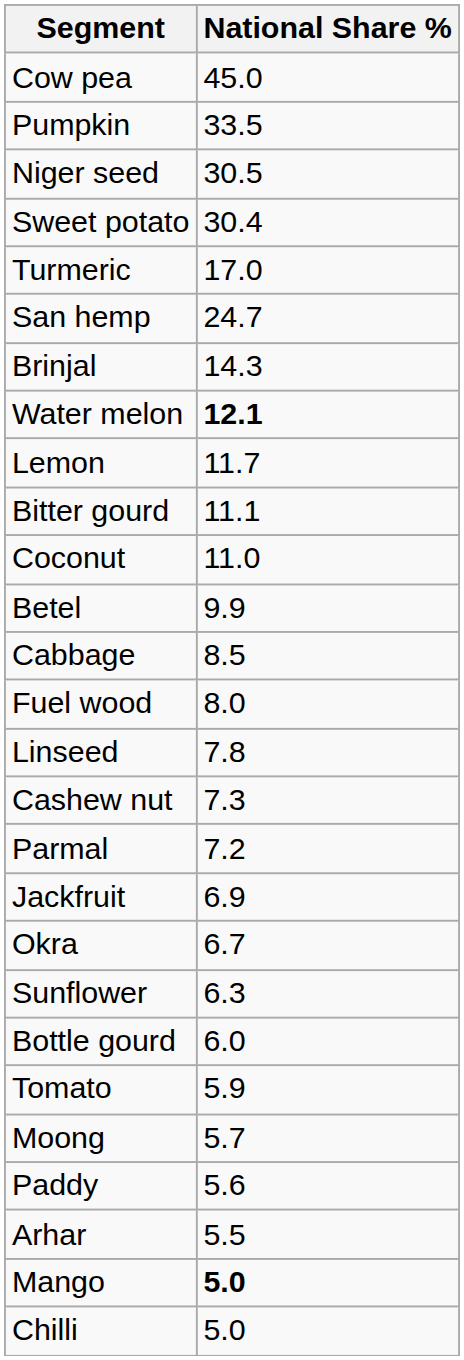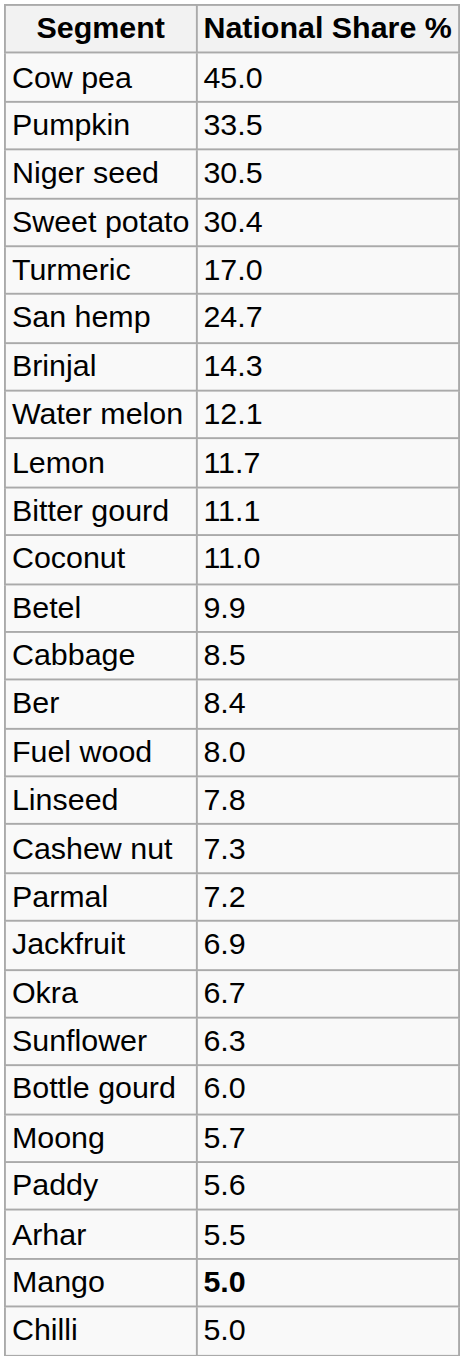(233, 414) bold -> (233, 414) normal
+ row: (36, 703)
- row: (62, 1089)
